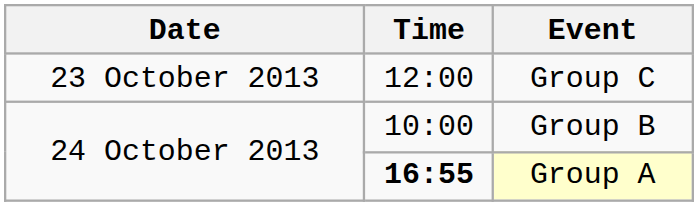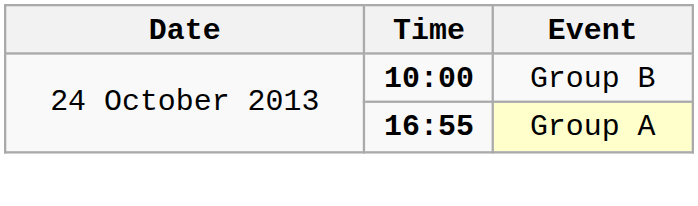- row: (593, 78)
(429, 127) normal -> (429, 78) bold
